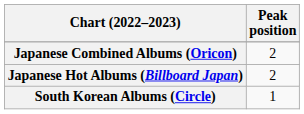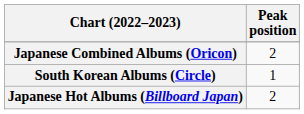rows swapped: (125, 75) <-> (125, 97)
